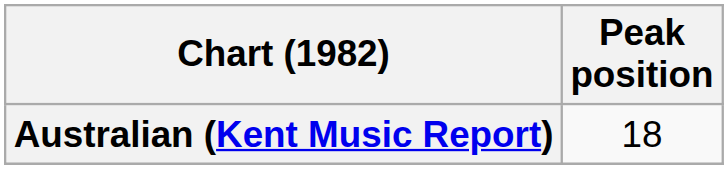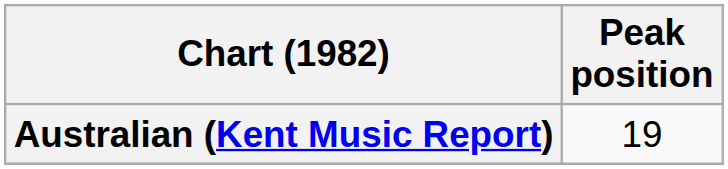(642, 133) 18 -> (642, 133) 19
